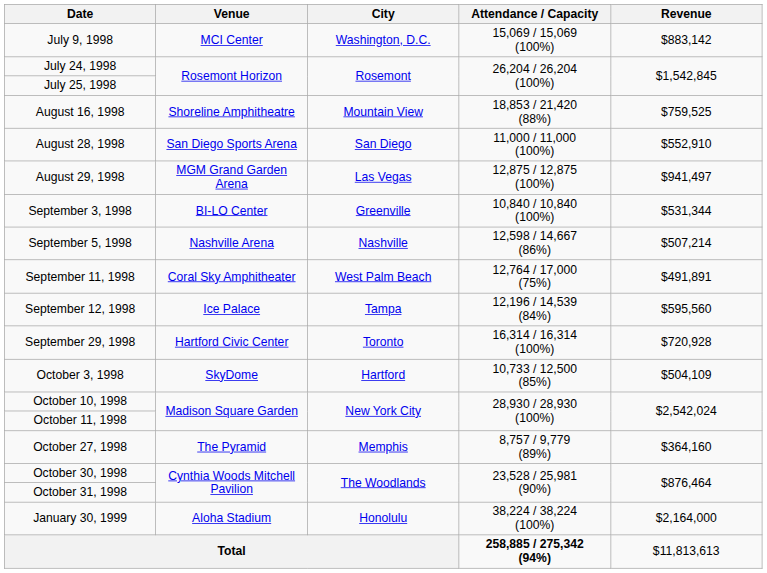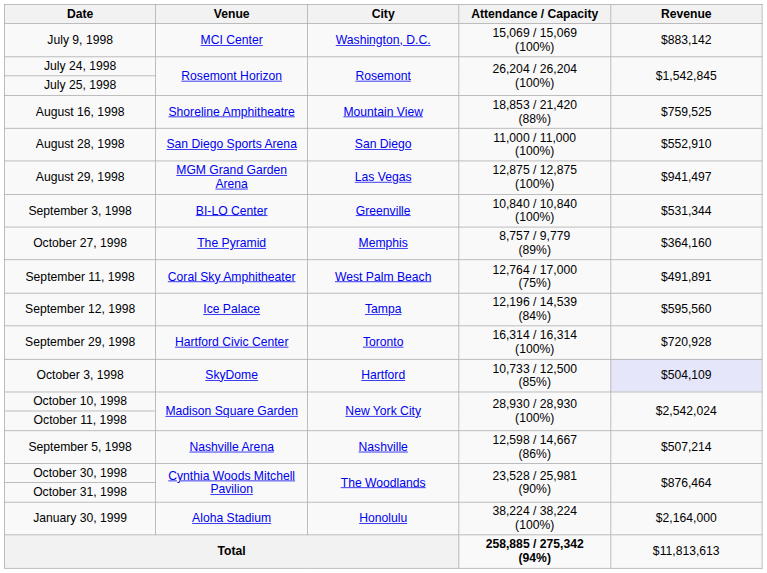rows swapped: (80, 243) <-> (80, 447)
(686, 375) no background -> (686, 375) lavender background
